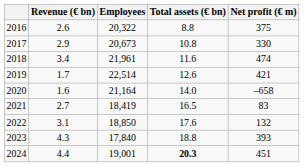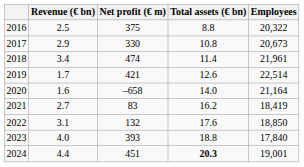columns swapped: (263, 12) <-> (122, 12)
(63, 28) 2.6 -> (63, 28) 2.5
(188, 59) 11.6 -> (208, 59) 11.4
(188, 106) 16.5 -> (208, 106) 16.2
(63, 138) 4.3 -> (63, 138) 4.0
